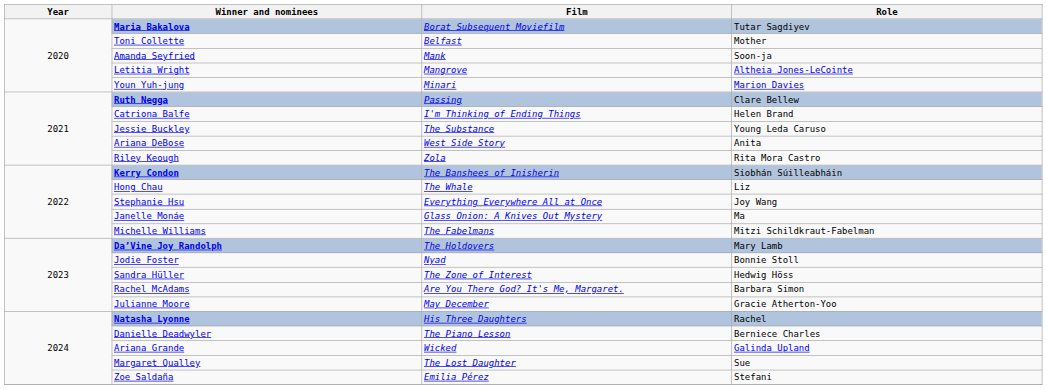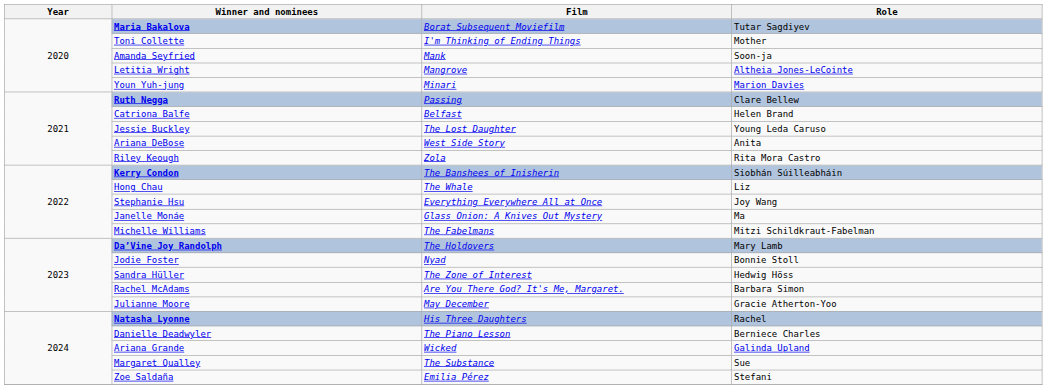(443, 41) Belfast -> (502, 41) I'm Thinking of Ending Things
(502, 114) I'm Thinking of Ending Things -> (443, 114) Belfast
(459, 129) The Substance -> (470, 129) The Lost Daughter
(470, 363) The Lost Daughter -> (459, 363) The Substance
